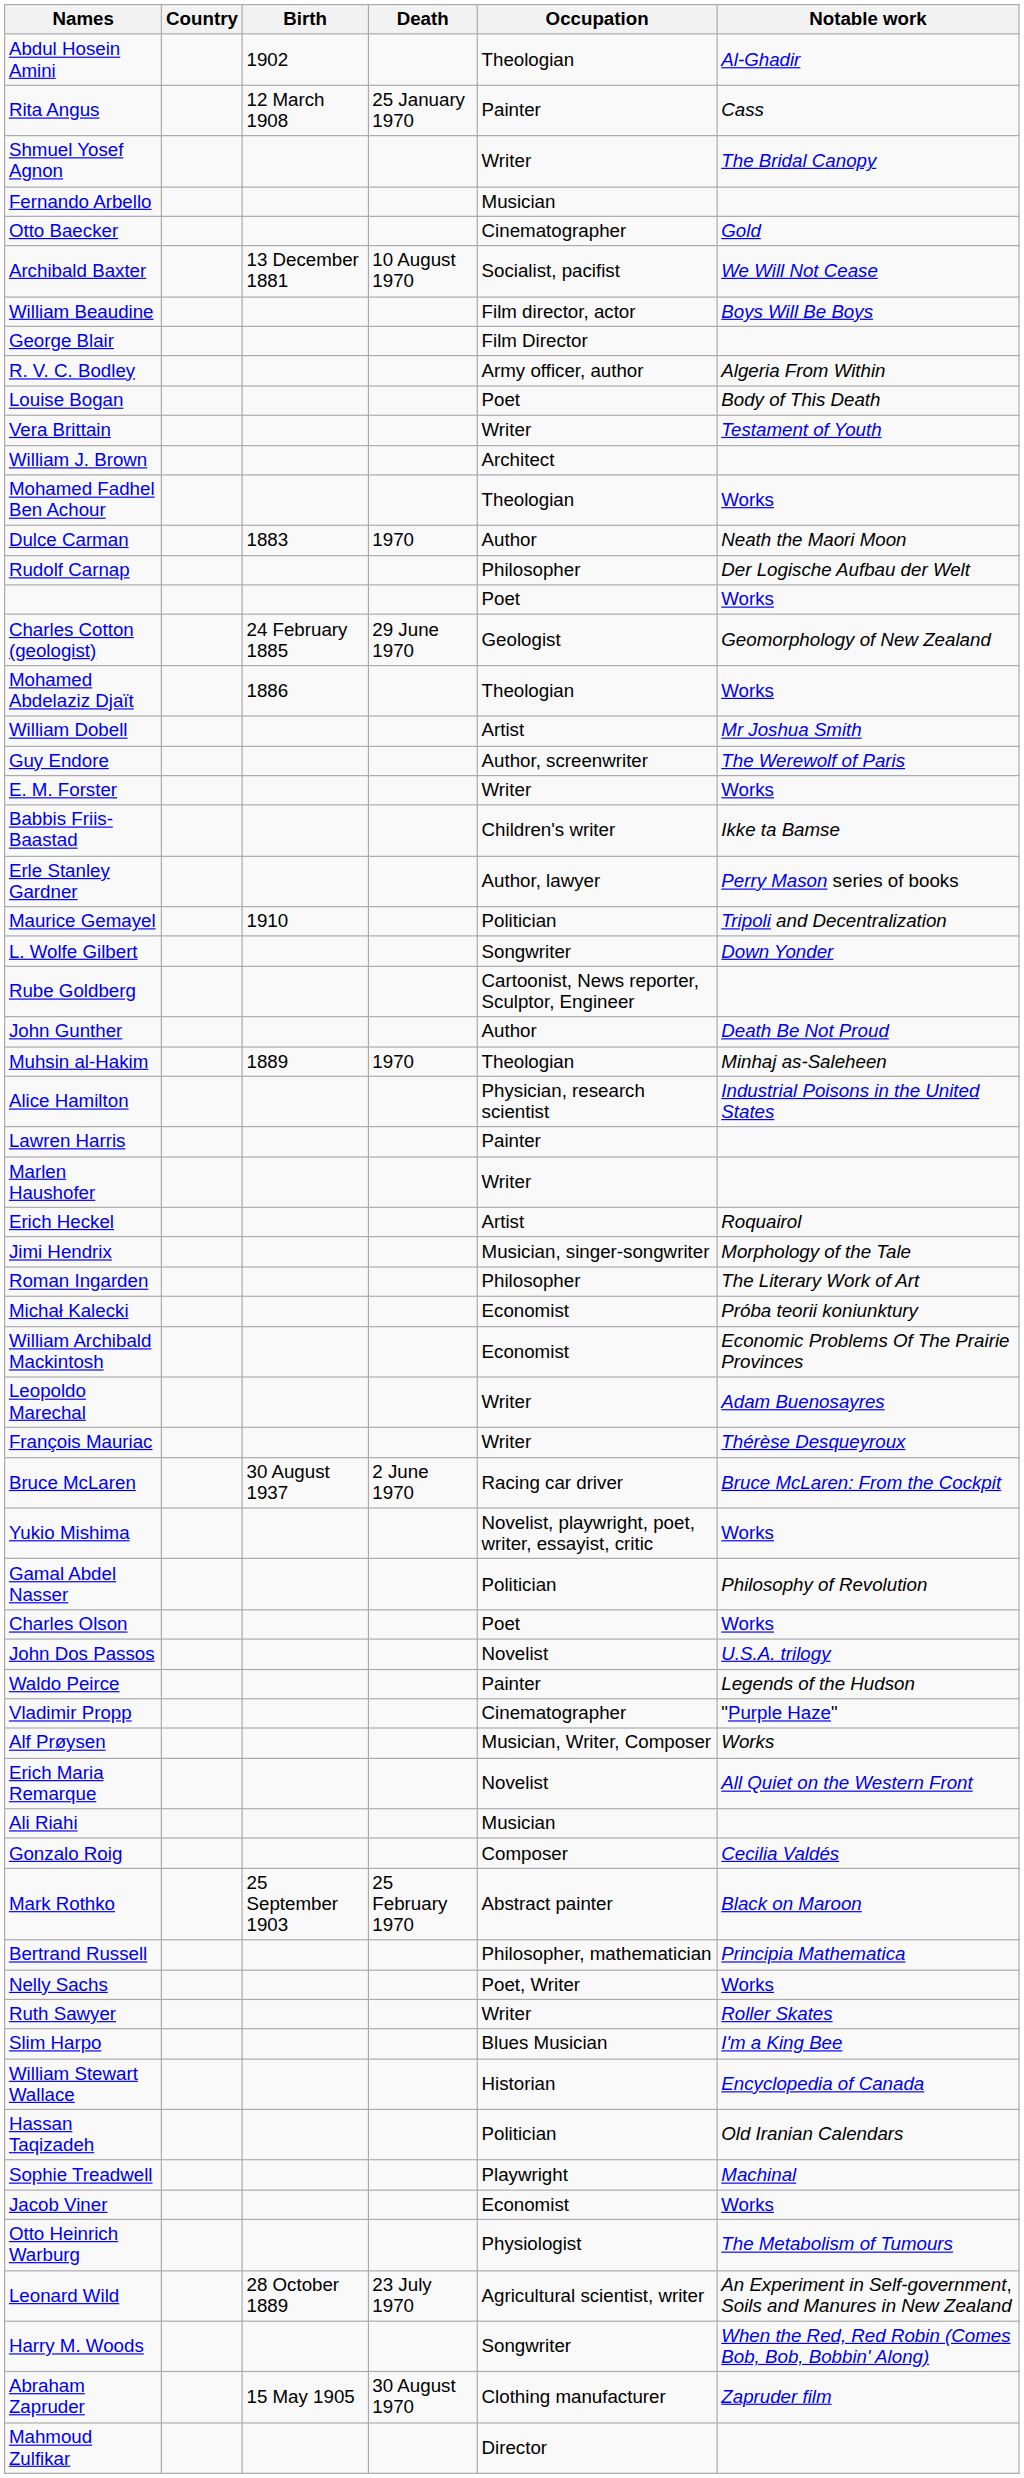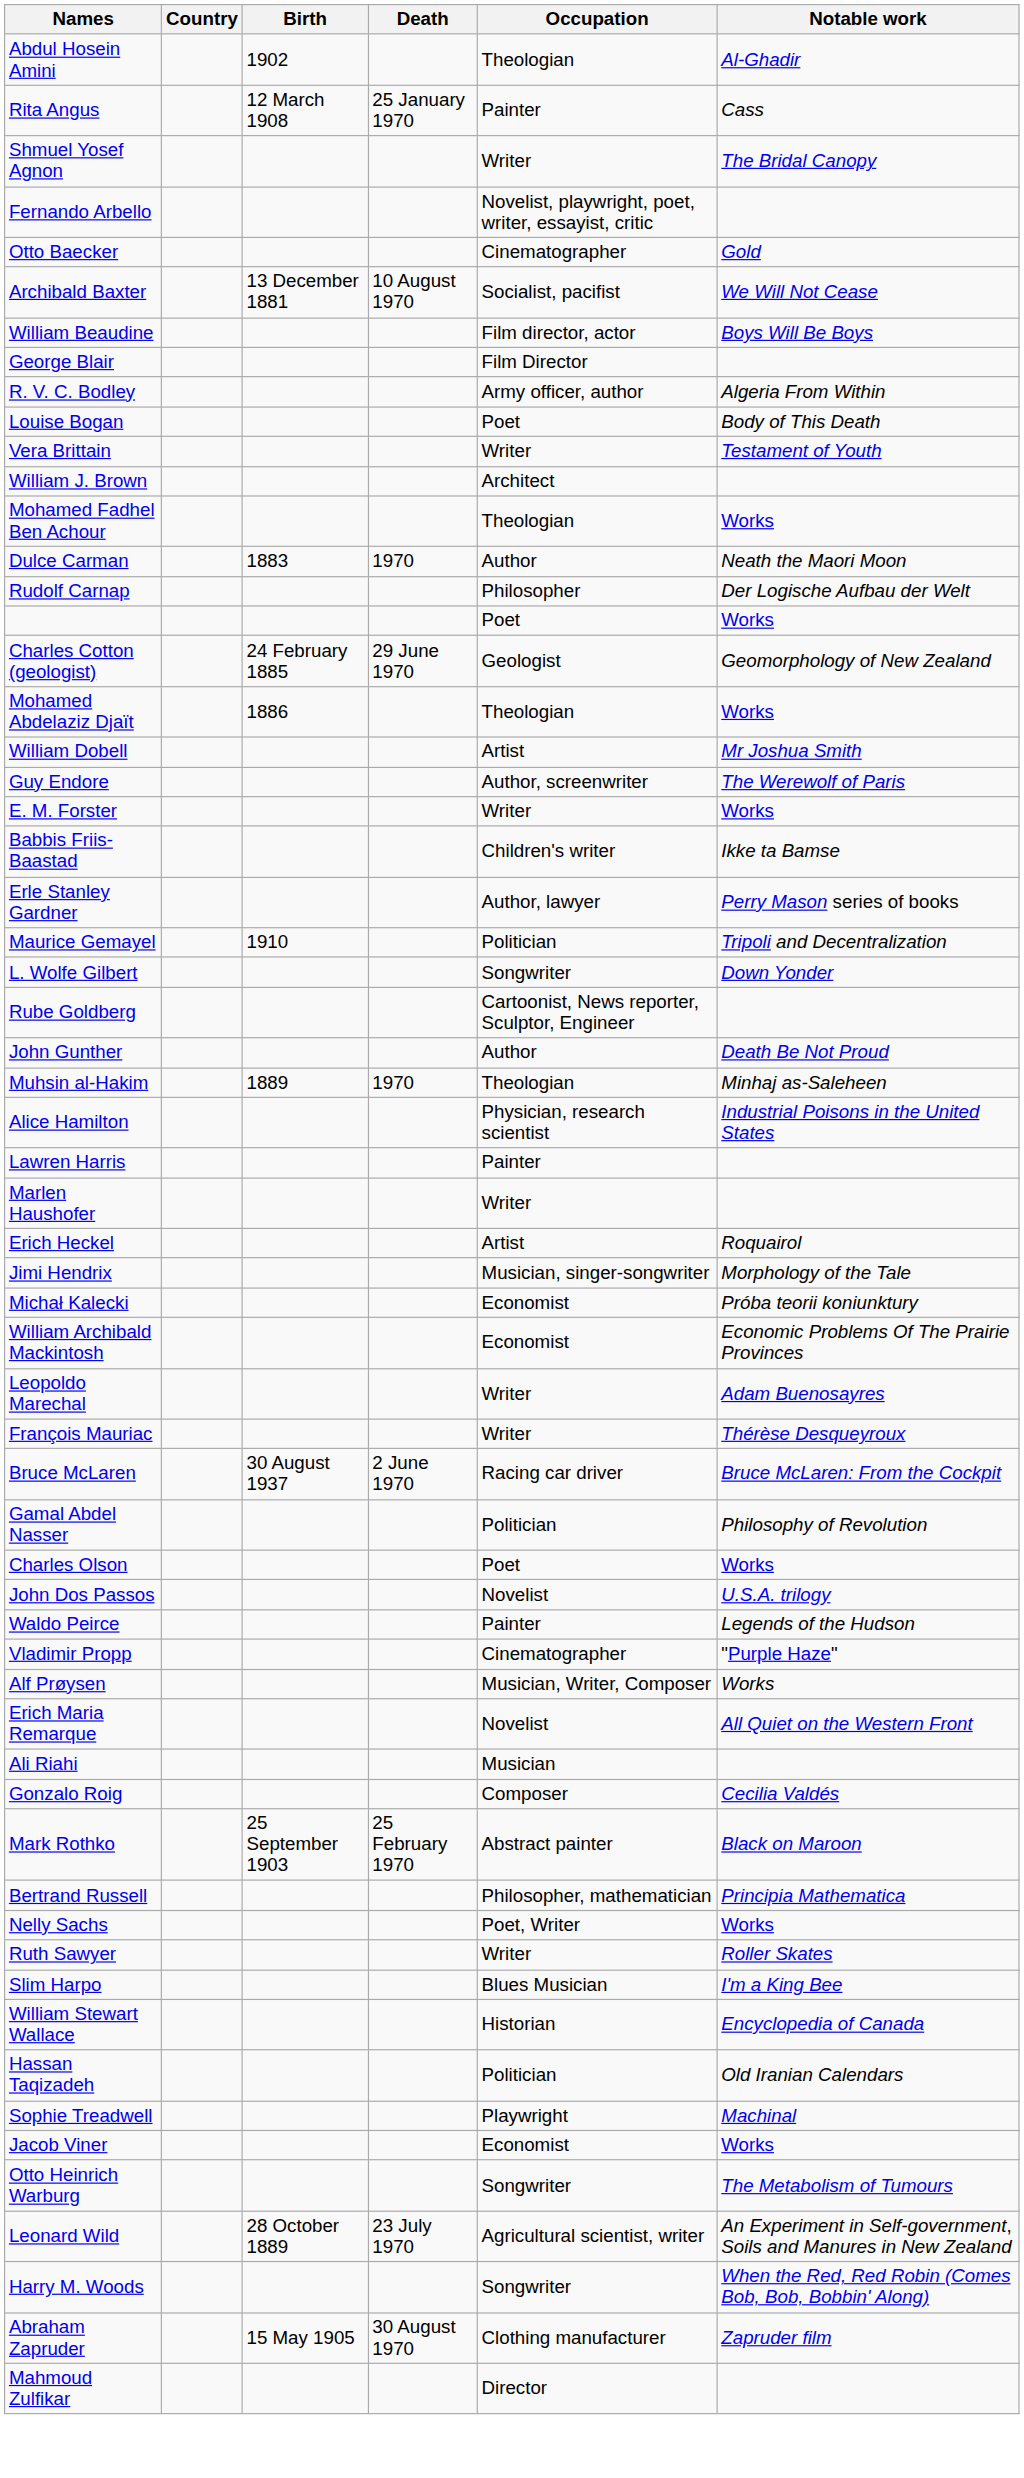(518, 201) Musician -> (588, 211) Novelist, playwright, poet, writer, essayist, critic
- row: (79, 1281)
- row: (69, 1533)
(531, 2244) Physiologist -> (526, 2185) Songwriter
